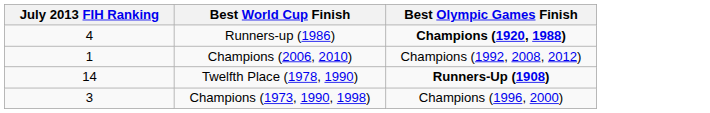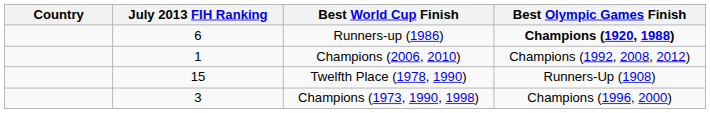+ column: (59, 14)
(89, 35) 4 -> (198, 35) 6
(89, 77) 14 -> (198, 77) 15
(491, 77) bold -> (600, 77) normal
